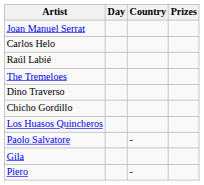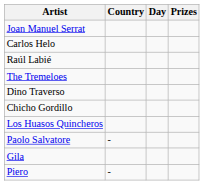columns swapped: (148, 12) <-> (116, 12)
